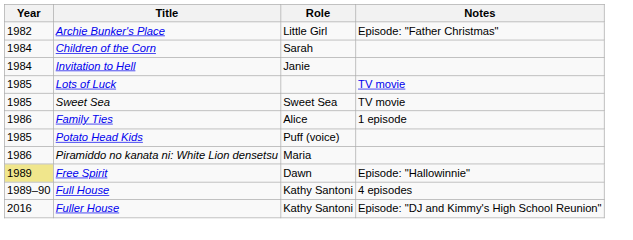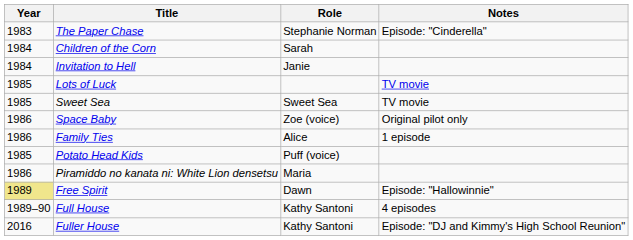- row: (110, 31)
+ row: (100, 31)
+ row: (86, 119)
